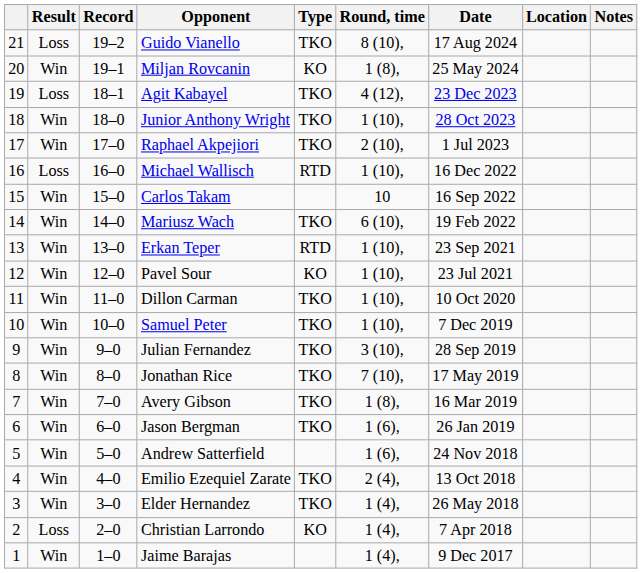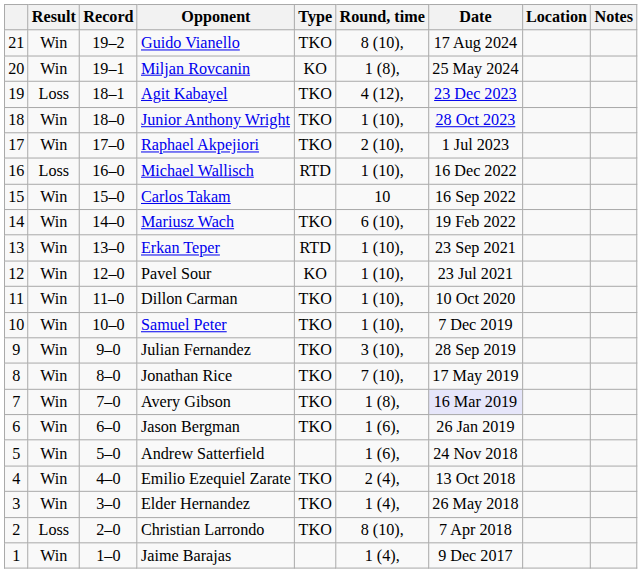(54, 42) Loss -> (54, 42) Win
(475, 401) no background -> (475, 401) lavender background
(315, 529) KO -> (315, 529) TKO
(382, 529) 1 (4), -> (382, 529) 8 (10),
